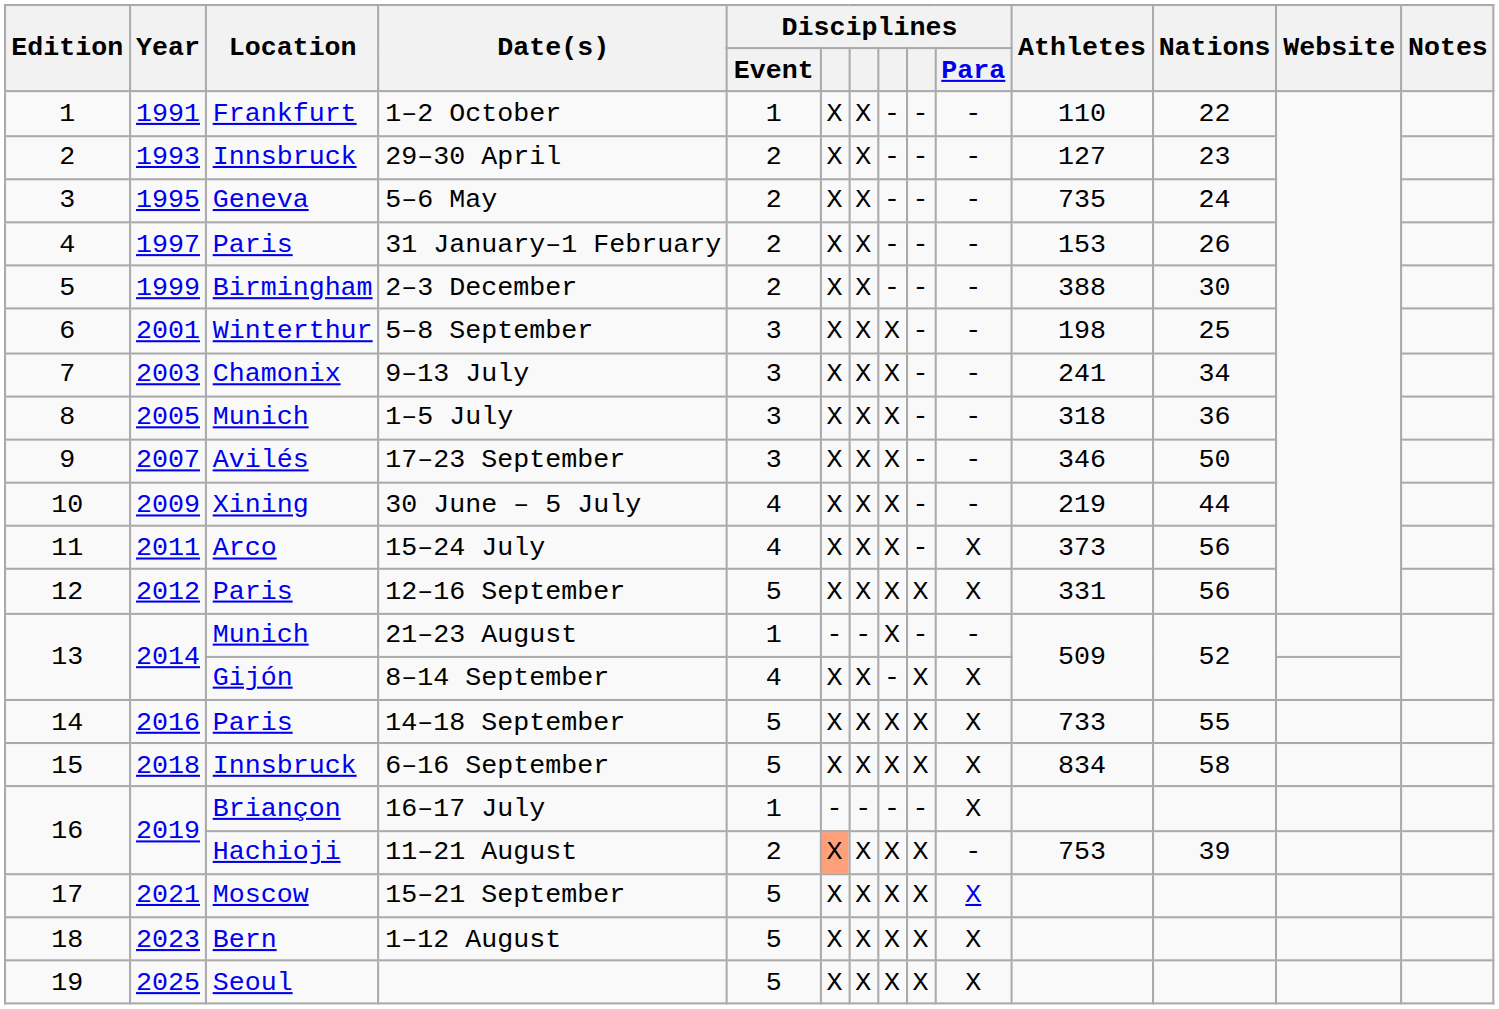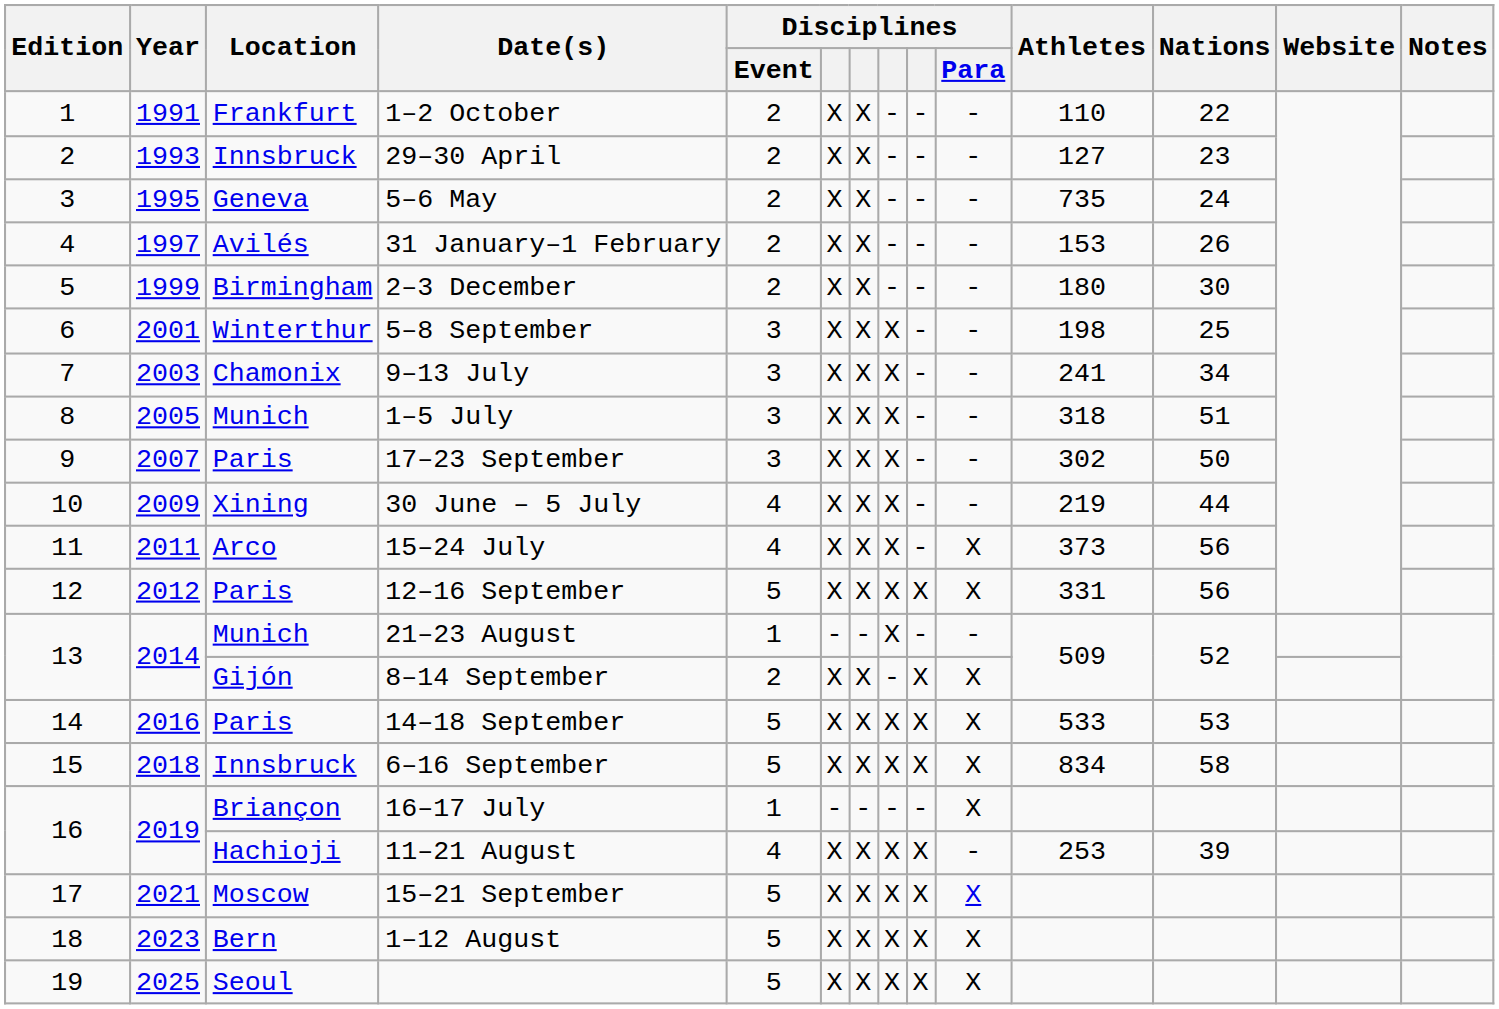(774, 114) 1 -> (774, 114) 2
(253, 244) Paris -> (261, 244) Avilés
(1082, 287) 388 -> (1082, 287) 180
(1215, 418) 36 -> (1215, 418) 51
(261, 461) Avilés -> (253, 461) Paris
(1082, 461) 346 -> (1082, 461) 302
(774, 678) 4 -> (774, 678) 2
(1082, 722) 733 -> (1082, 722) 533
(1215, 722) 55 -> (1215, 722) 53
(774, 852) 2 -> (774, 852) 4
(835, 852) lightsalmon background -> (835, 852) no background
(1082, 852) 753 -> (1082, 852) 253
